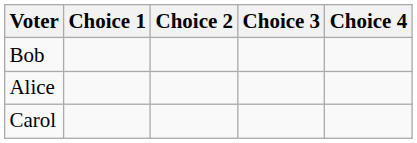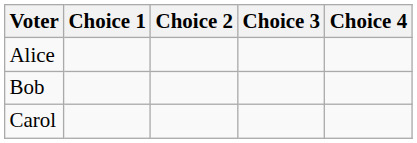rows swapped: (32, 87) <-> (27, 54)
